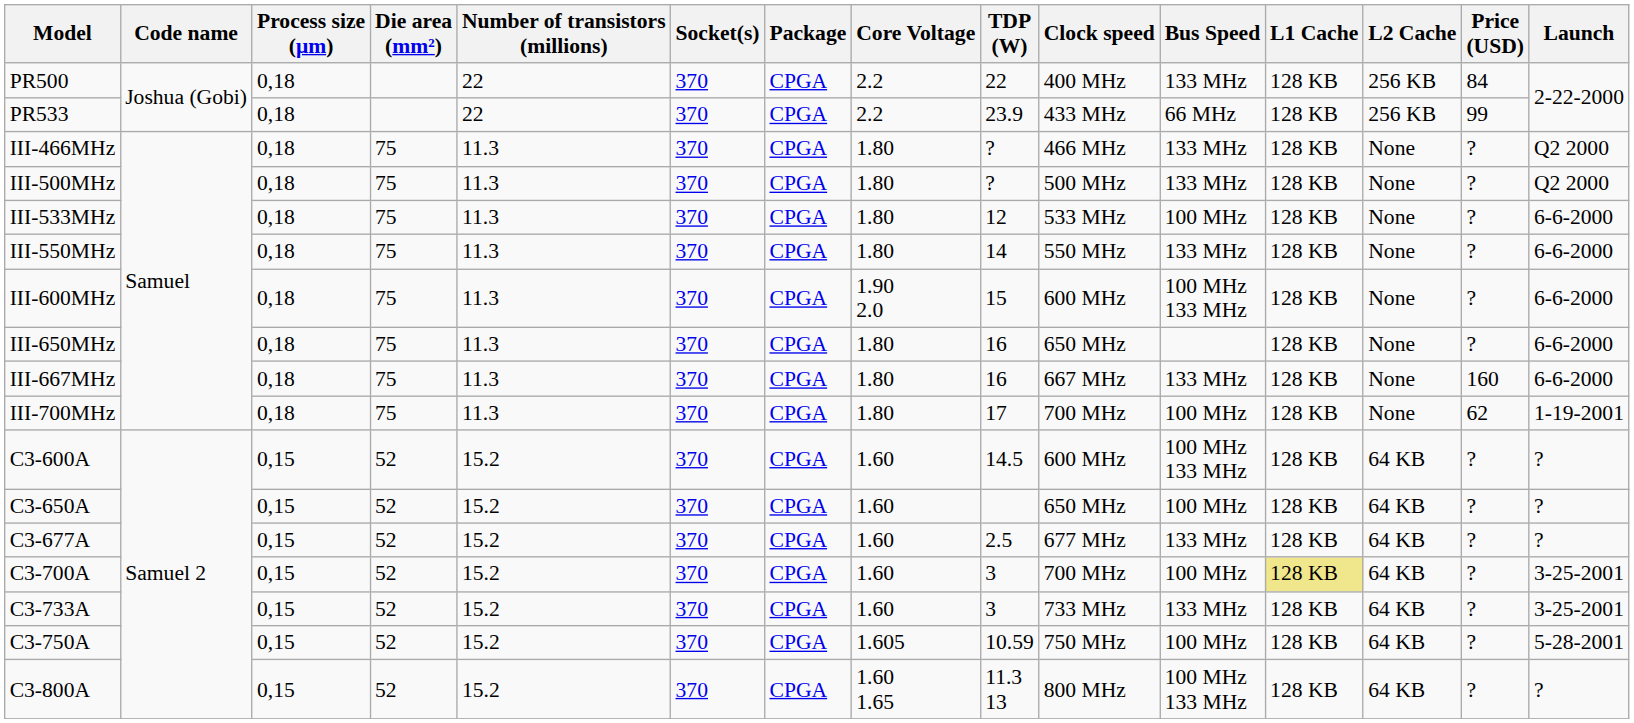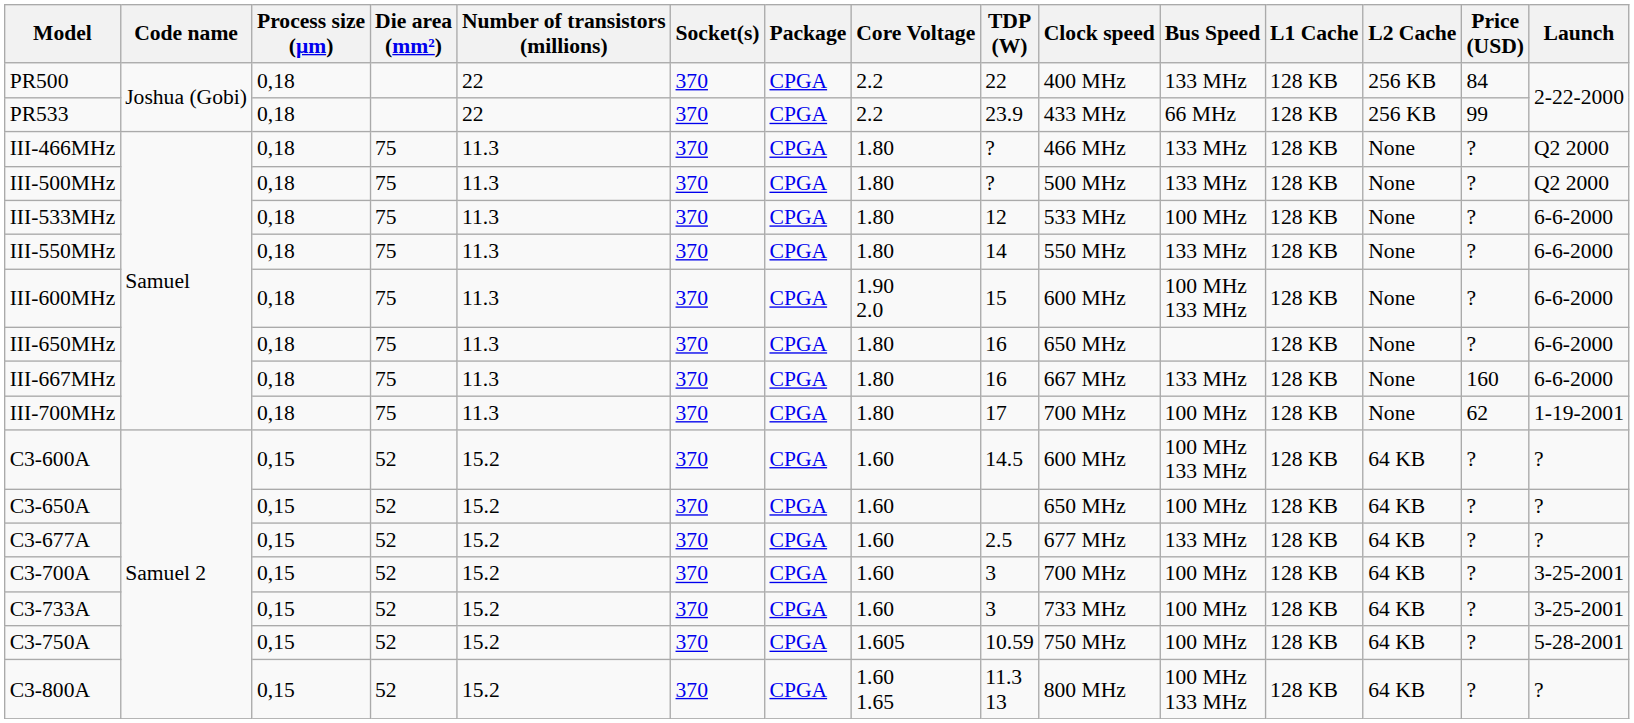(1304, 574) khaki background -> (1304, 574) no background
(1206, 608) 133 MHz -> (1206, 608) 100 MHz
